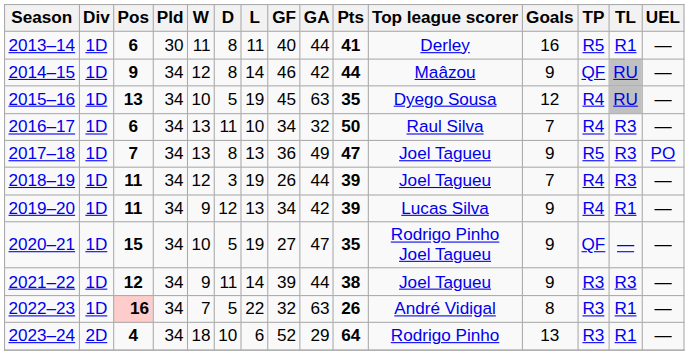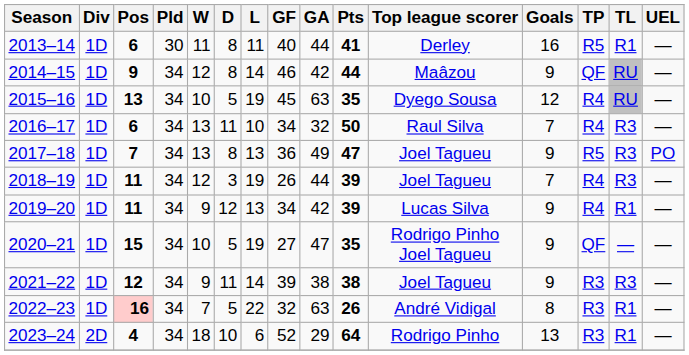(320, 281) 44 -> (320, 281) 38
